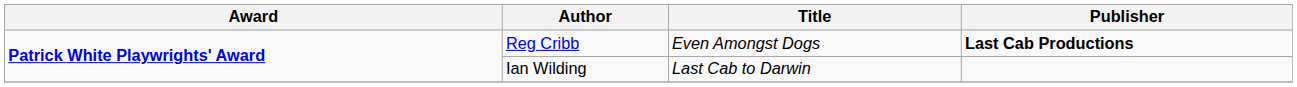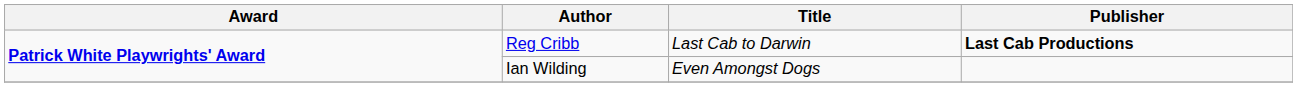(746, 43) Even Amongst Dogs -> (741, 43) Last Cab to Darwin
(741, 69) Last Cab to Darwin -> (746, 69) Even Amongst Dogs
